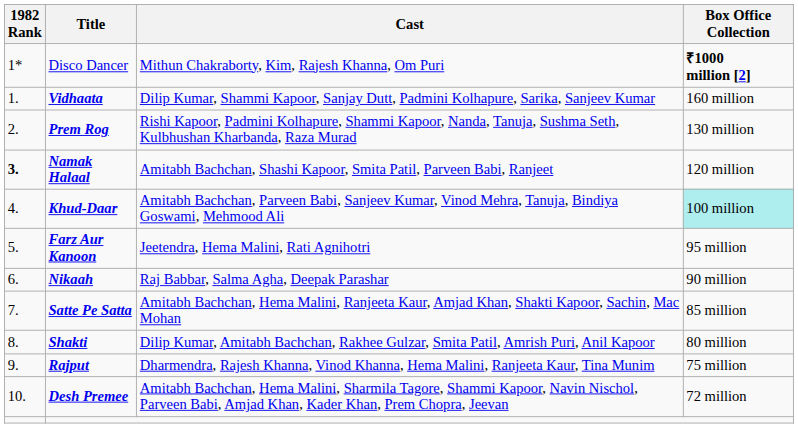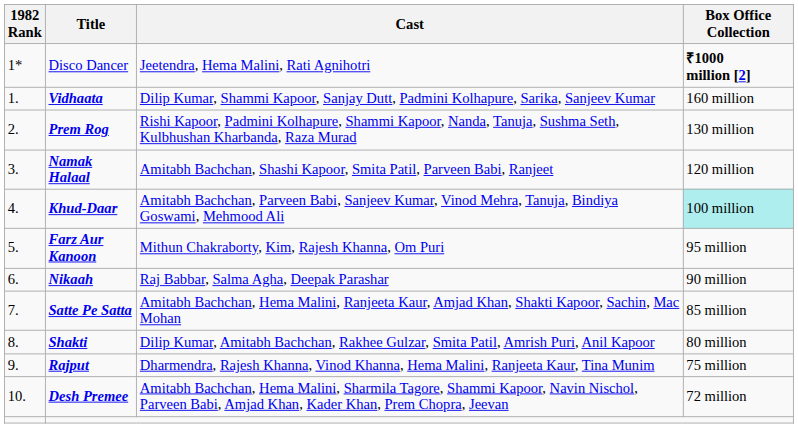(292, 65) Mithun Chakraborty, Kim, Rajesh Khanna, Om Puri -> (255, 65) Jeetendra, Hema Malini, Rati Agnihotri
(13, 169) bold -> (13, 169) normal
(255, 248) Jeetendra, Hema Malini, Rati Agnihotri -> (292, 248) Mithun Chakraborty, Kim, Rajesh Khanna, Om Puri
